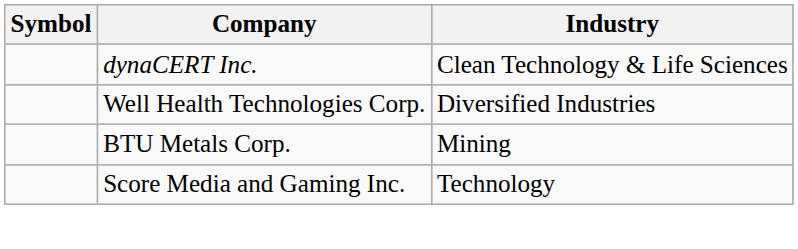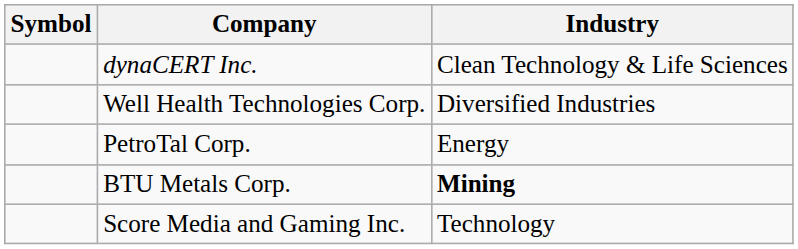+ row: (177, 143)
(474, 143) normal -> (476, 183) bold
